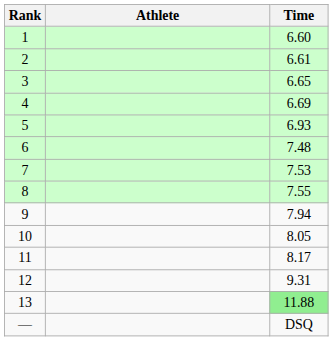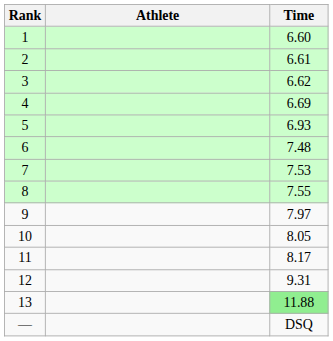(299, 81) 6.65 -> (299, 81) 6.62
(299, 214) 7.94 -> (299, 214) 7.97
